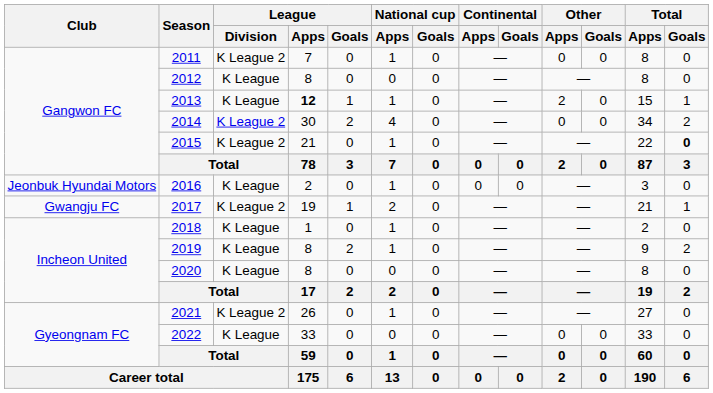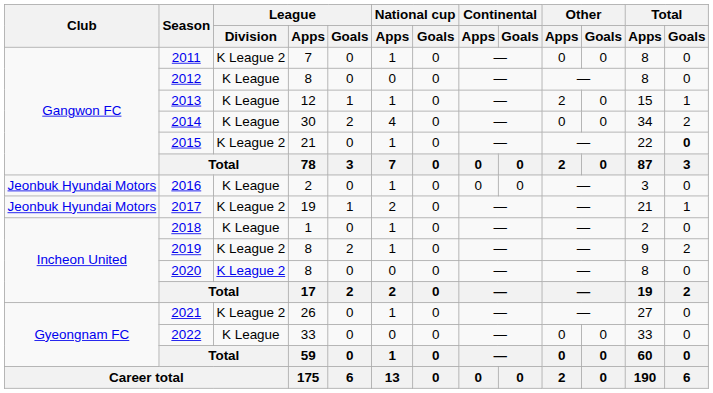(308, 100) bold -> (308, 100) normal
(251, 121) K League 2 -> (251, 121) K League
(82, 206) Gwangju FC -> (82, 206) Jeonbuk Hyundai Motors
(251, 249) K League -> (251, 249) K League 2
(251, 270) K League -> (251, 270) K League 2
